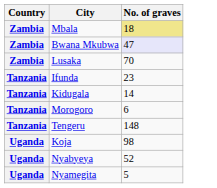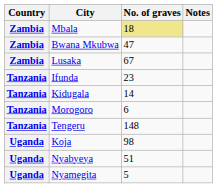+ column: (198, 12)
(129, 45) lavender background -> (129, 45) no background
(129, 61) 70 -> (129, 61) 67
(129, 158) 52 -> (129, 158) 51
